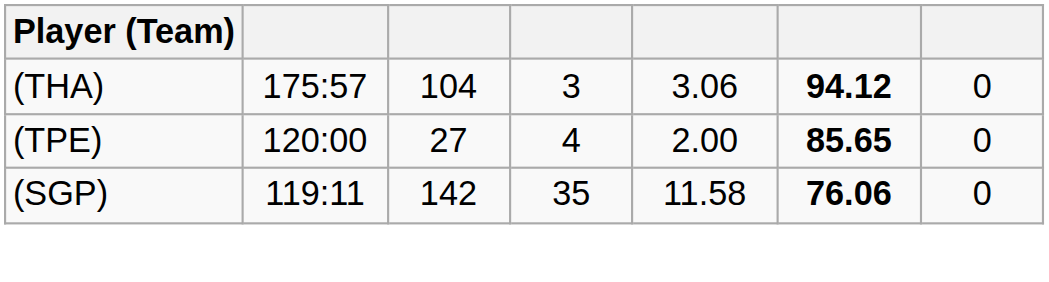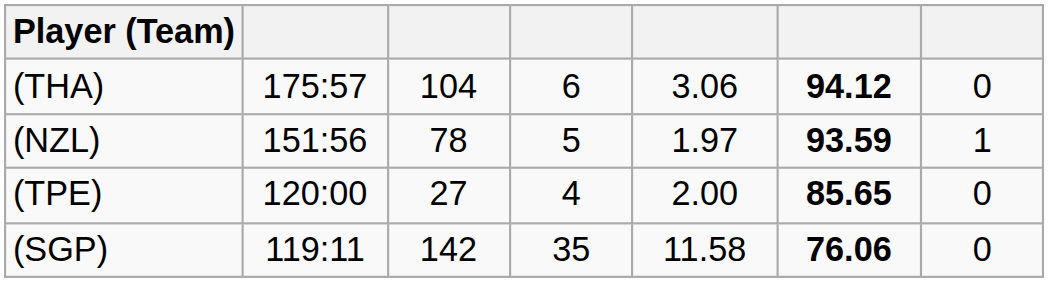(571, 85) 3 -> (571, 85) 6
+ row: (57, 140)
